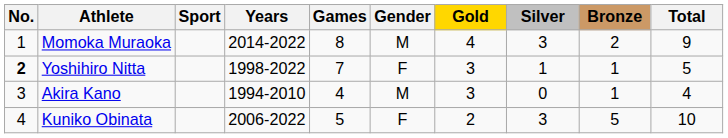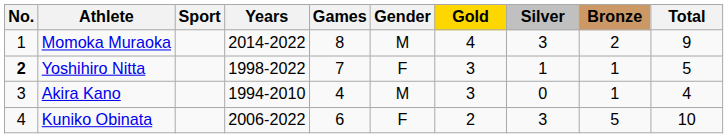(340, 119) 5 -> (340, 119) 6
